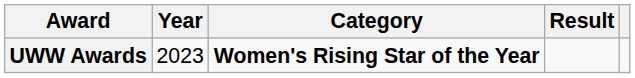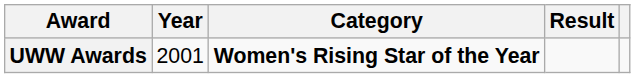(180, 55) 2023 -> (180, 55) 2001
